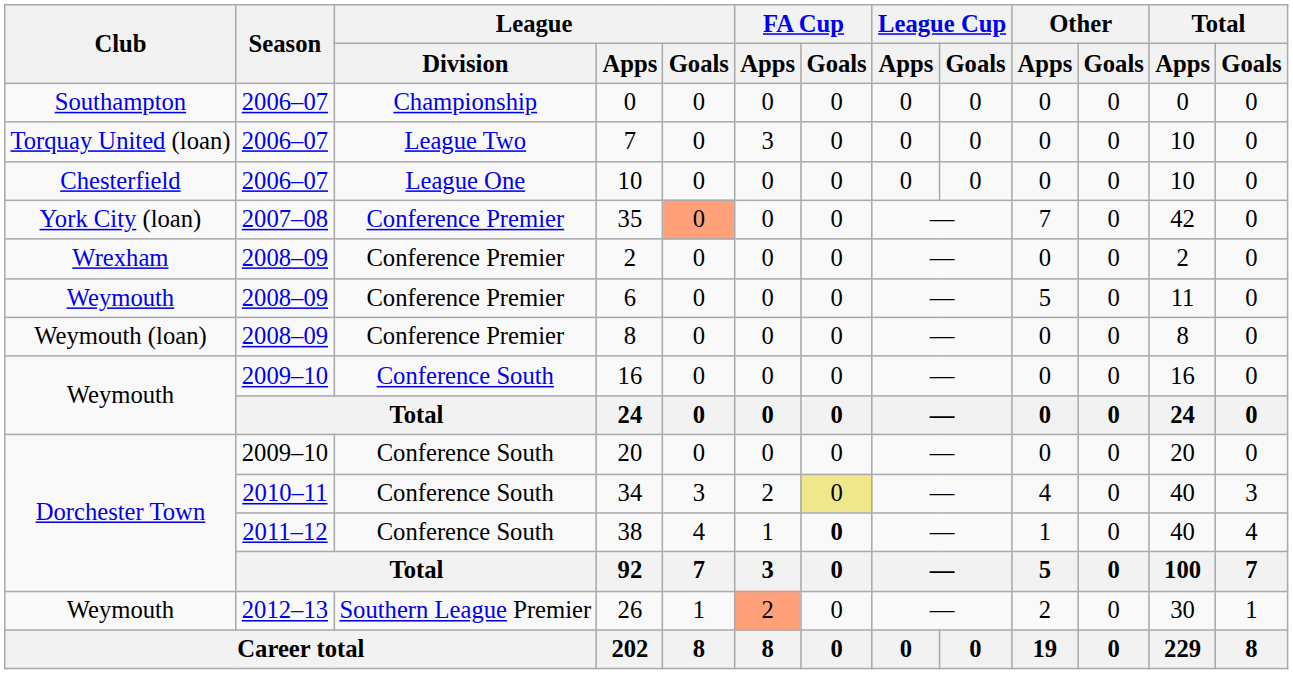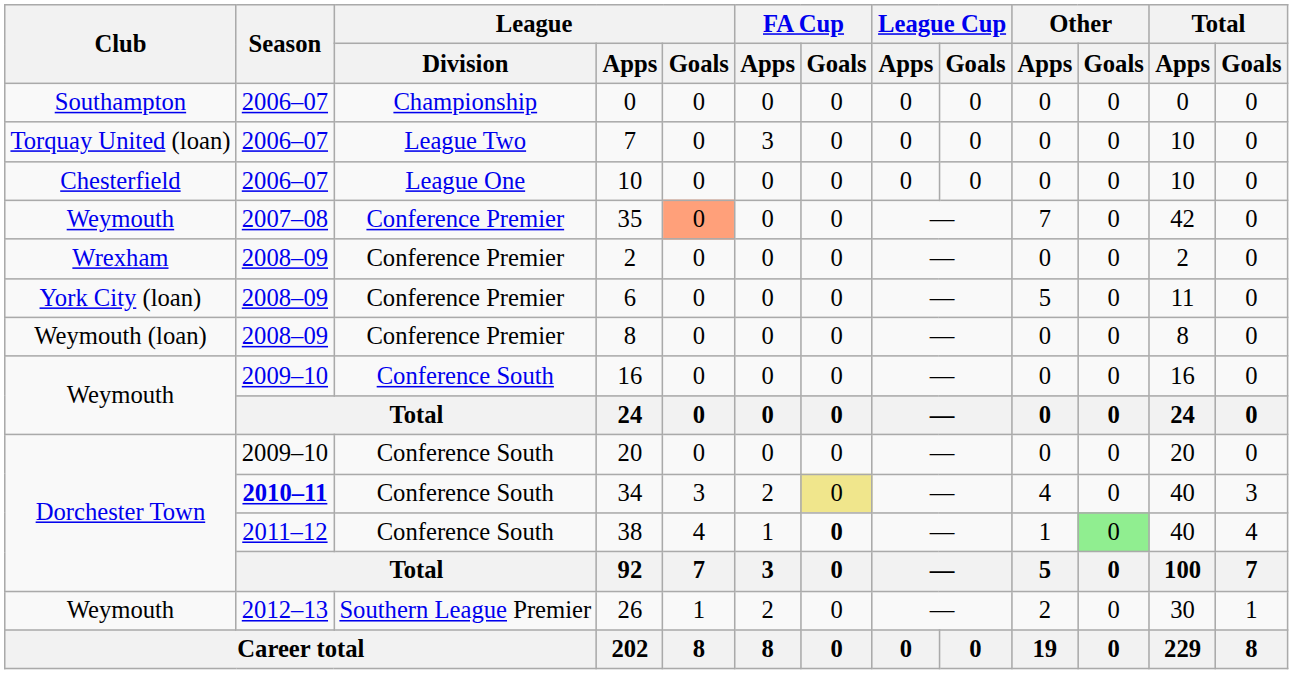(120, 219) York City (loan) -> (120, 219) Weymouth
(120, 297) Weymouth -> (120, 297) York City (loan)
(285, 492) normal -> (285, 492) bold
(1114, 532) no background -> (1114, 532) lightgreen background
(768, 610) lightsalmon background -> (768, 610) no background
